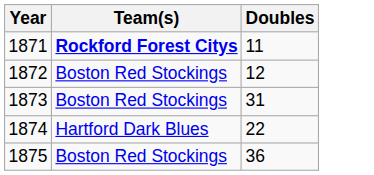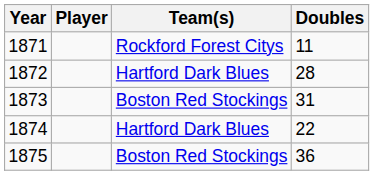+ column: (82, 18)
(146, 45) bold -> (200, 45) normal
(141, 73) Boston Red Stockings -> (192, 73) Hartford Dark Blues
(255, 73) 12 -> (305, 73) 28
